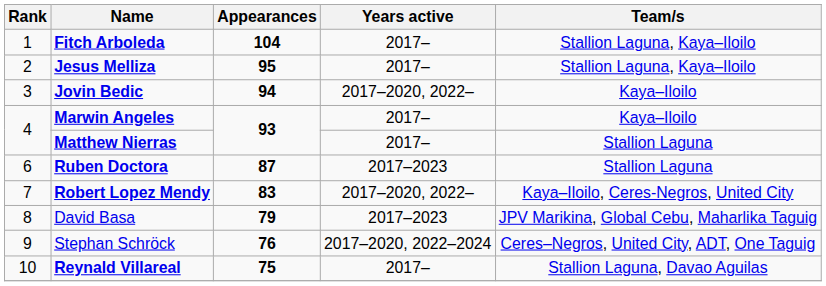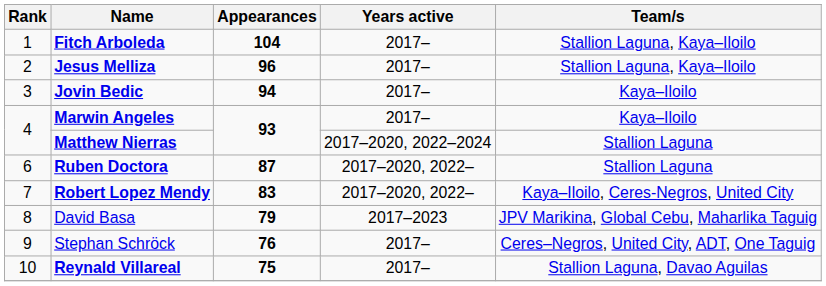(267, 67) 95 -> (267, 67) 96
(408, 92) 2017–2020, 2022– -> (408, 92) 2017–
(408, 142) 2017– -> (408, 142) 2017–2020, 2022–2024
(408, 167) 2017–2023 -> (408, 167) 2017–2020, 2022–
(408, 243) 2017–2020, 2022–2024 -> (408, 243) 2017–
